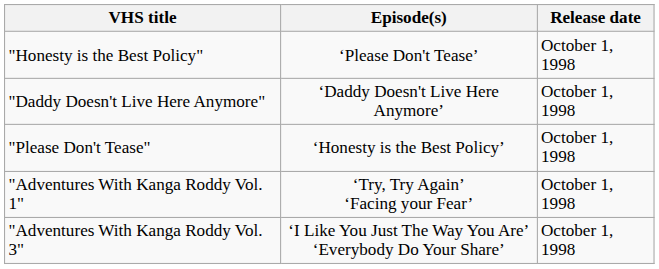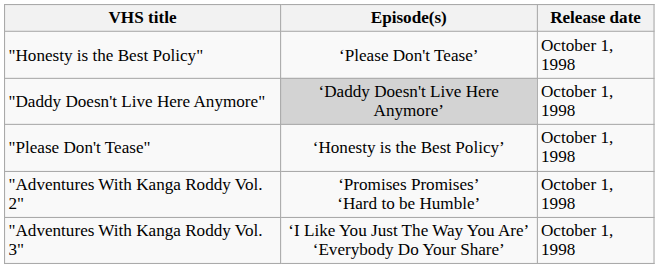(409, 101) no background -> (409, 101) lightgrey background
- row: (136, 194)
+ row: (136, 194)
